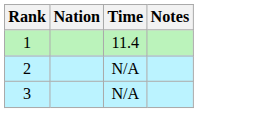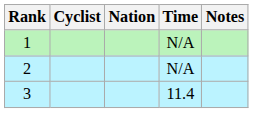+ column: (77, 17)
(125, 42) 11.4 -> (180, 42) N/A
(125, 94) N/A -> (180, 94) 11.4
